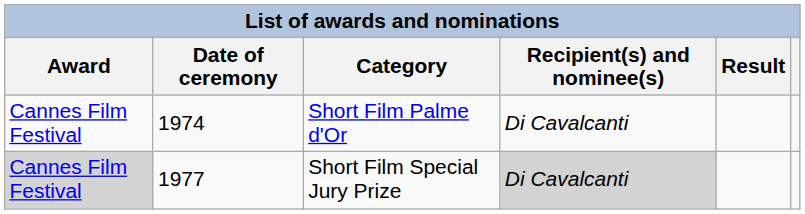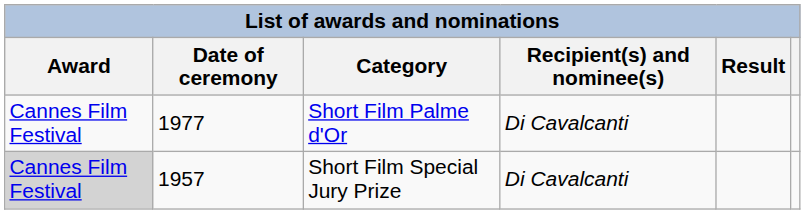(181, 122) 1974 -> (181, 122) 1977
(181, 179) 1977 -> (181, 179) 1957
(567, 179) lightgrey background -> (567, 179) no background
